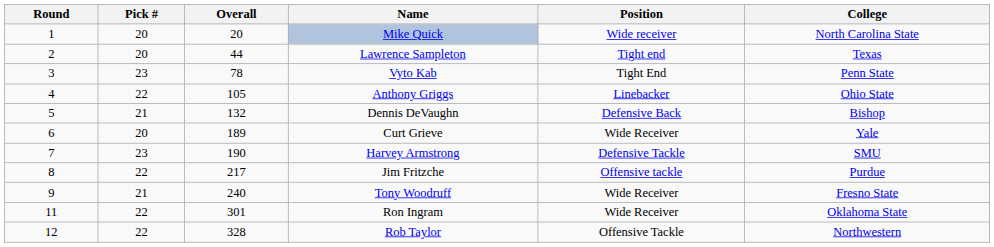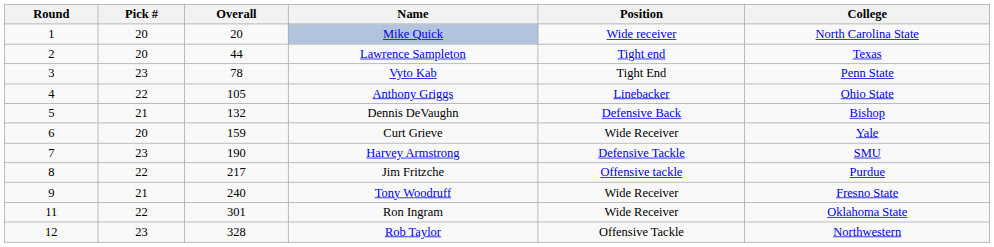(236, 133) 189 -> (236, 133) 159
(142, 232) 22 -> (142, 232) 23
